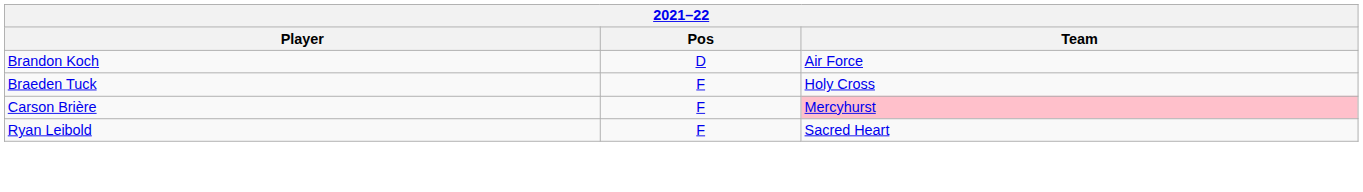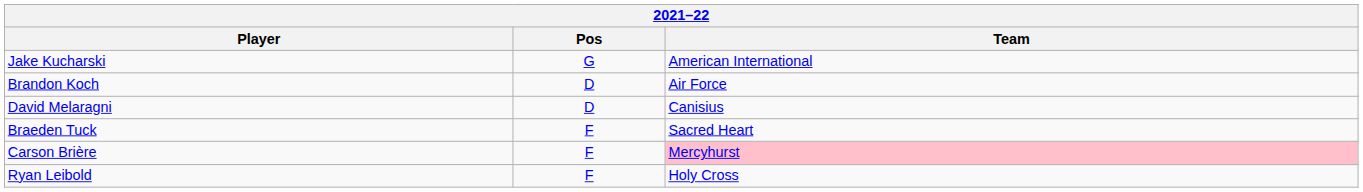+ row: (57, 61)
+ row: (60, 107)
(840, 84) Holy Cross -> (711, 130) Sacred Heart
(847, 130) Sacred Heart -> (704, 175) Holy Cross
